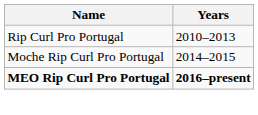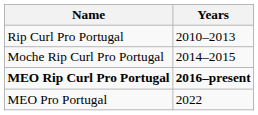+ row: (57, 99)
